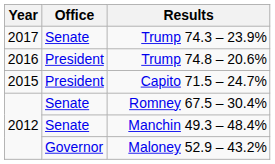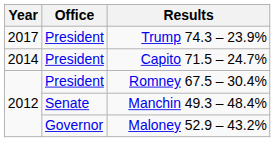(67, 37) Senate -> (74, 37) President
- row: (204, 59)
(23, 81) 2015 -> (23, 59) 2014
(67, 103) Senate -> (74, 81) President
